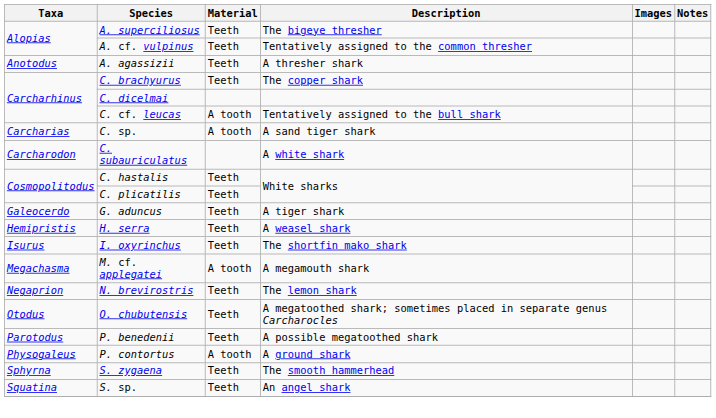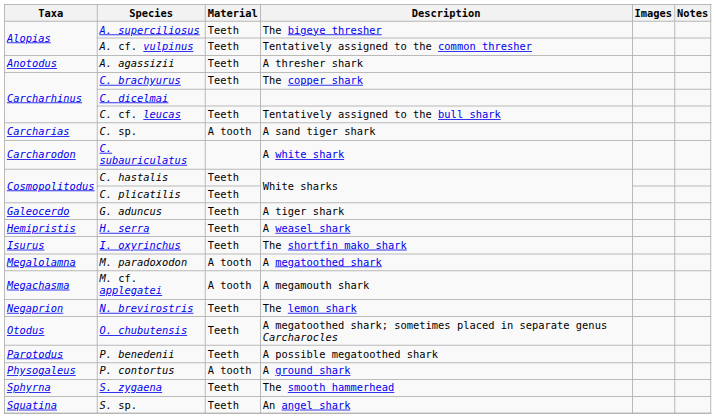(230, 115) A tooth -> (223, 115) Teeth
+ row: (143, 262)
